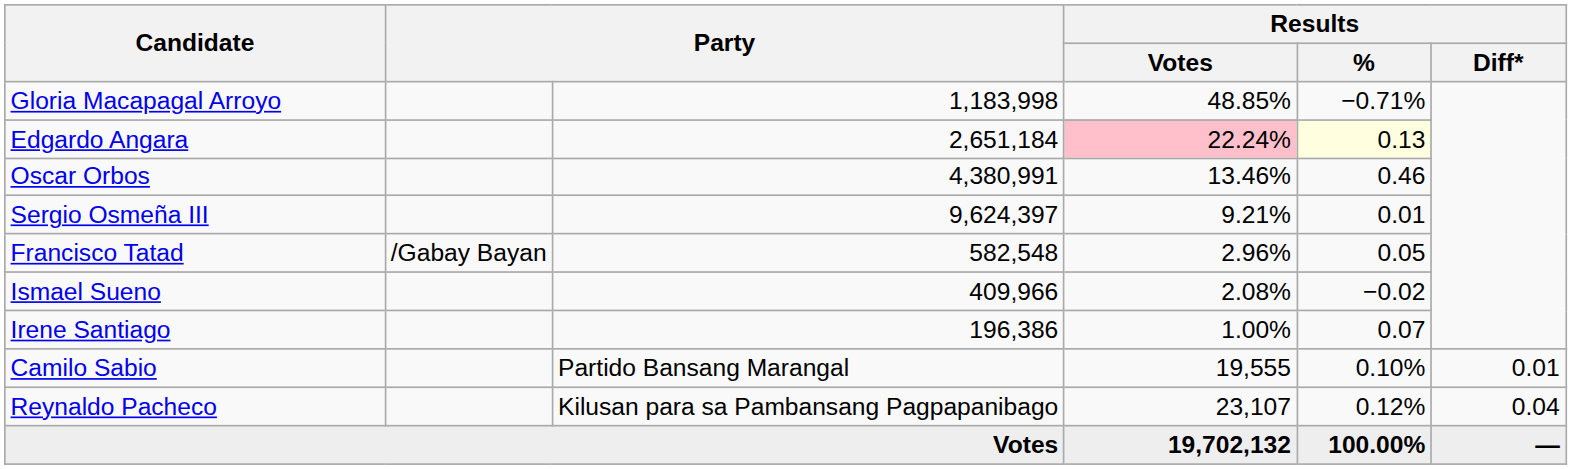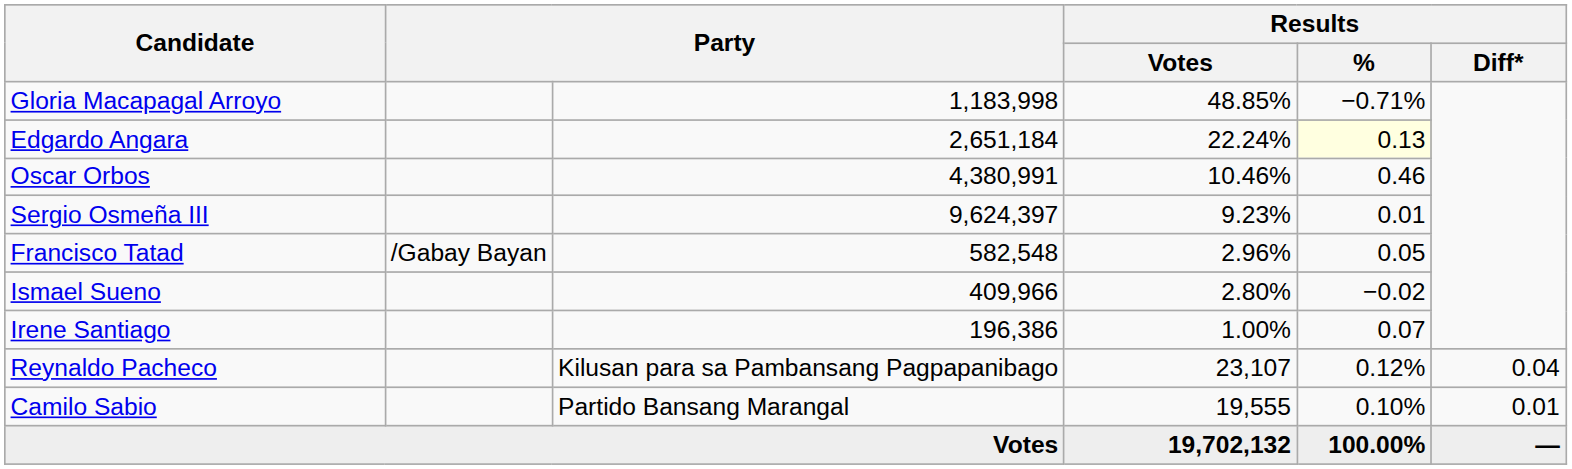(1249, 138) pink background -> (1249, 138) no background
(1249, 176) 13.46% -> (1249, 176) 10.46%
(1256, 215) 9.21% -> (1256, 215) 9.23%
(1256, 291) 2.08% -> (1256, 291) 2.80%
rows swapped: (114, 406) <-> (84, 367)
